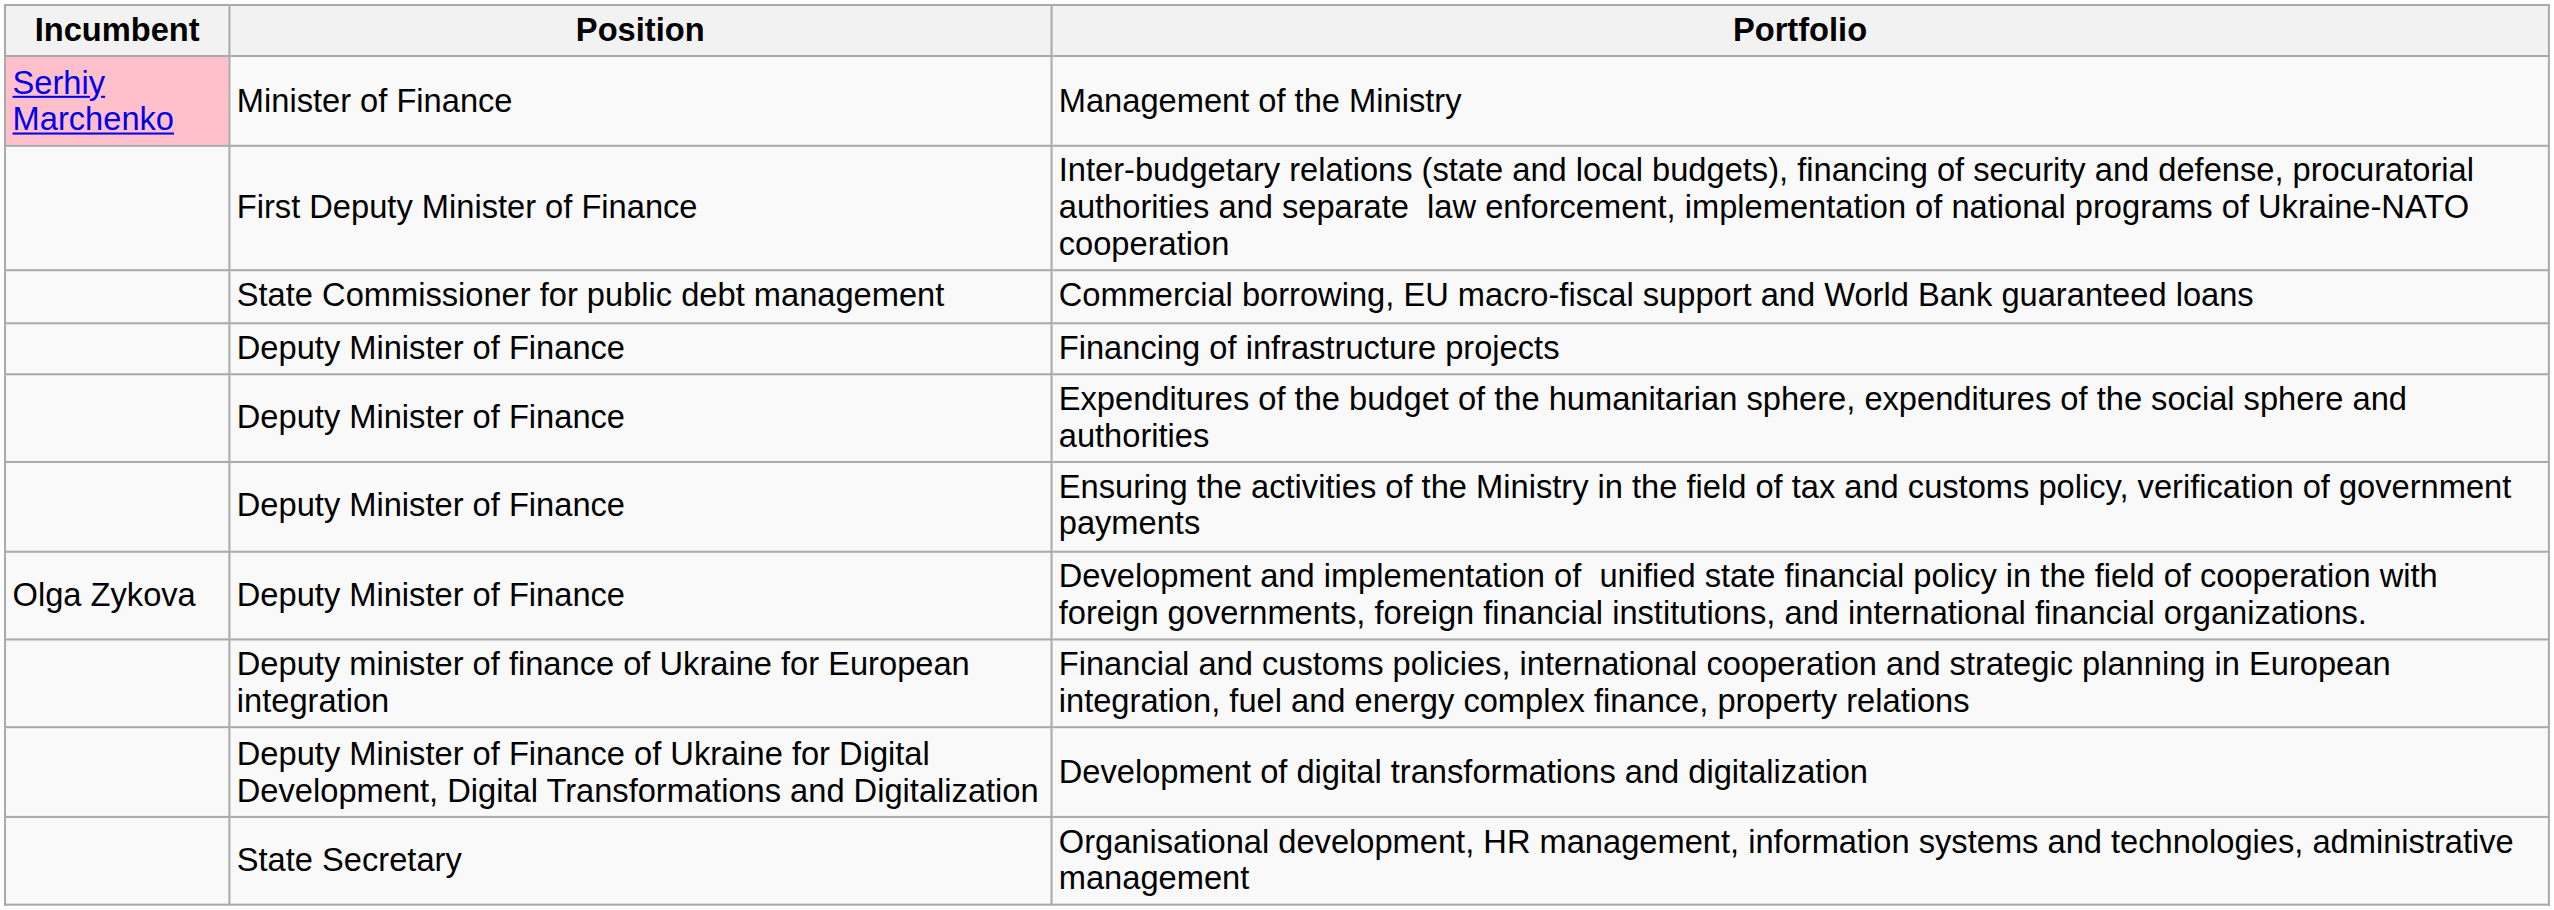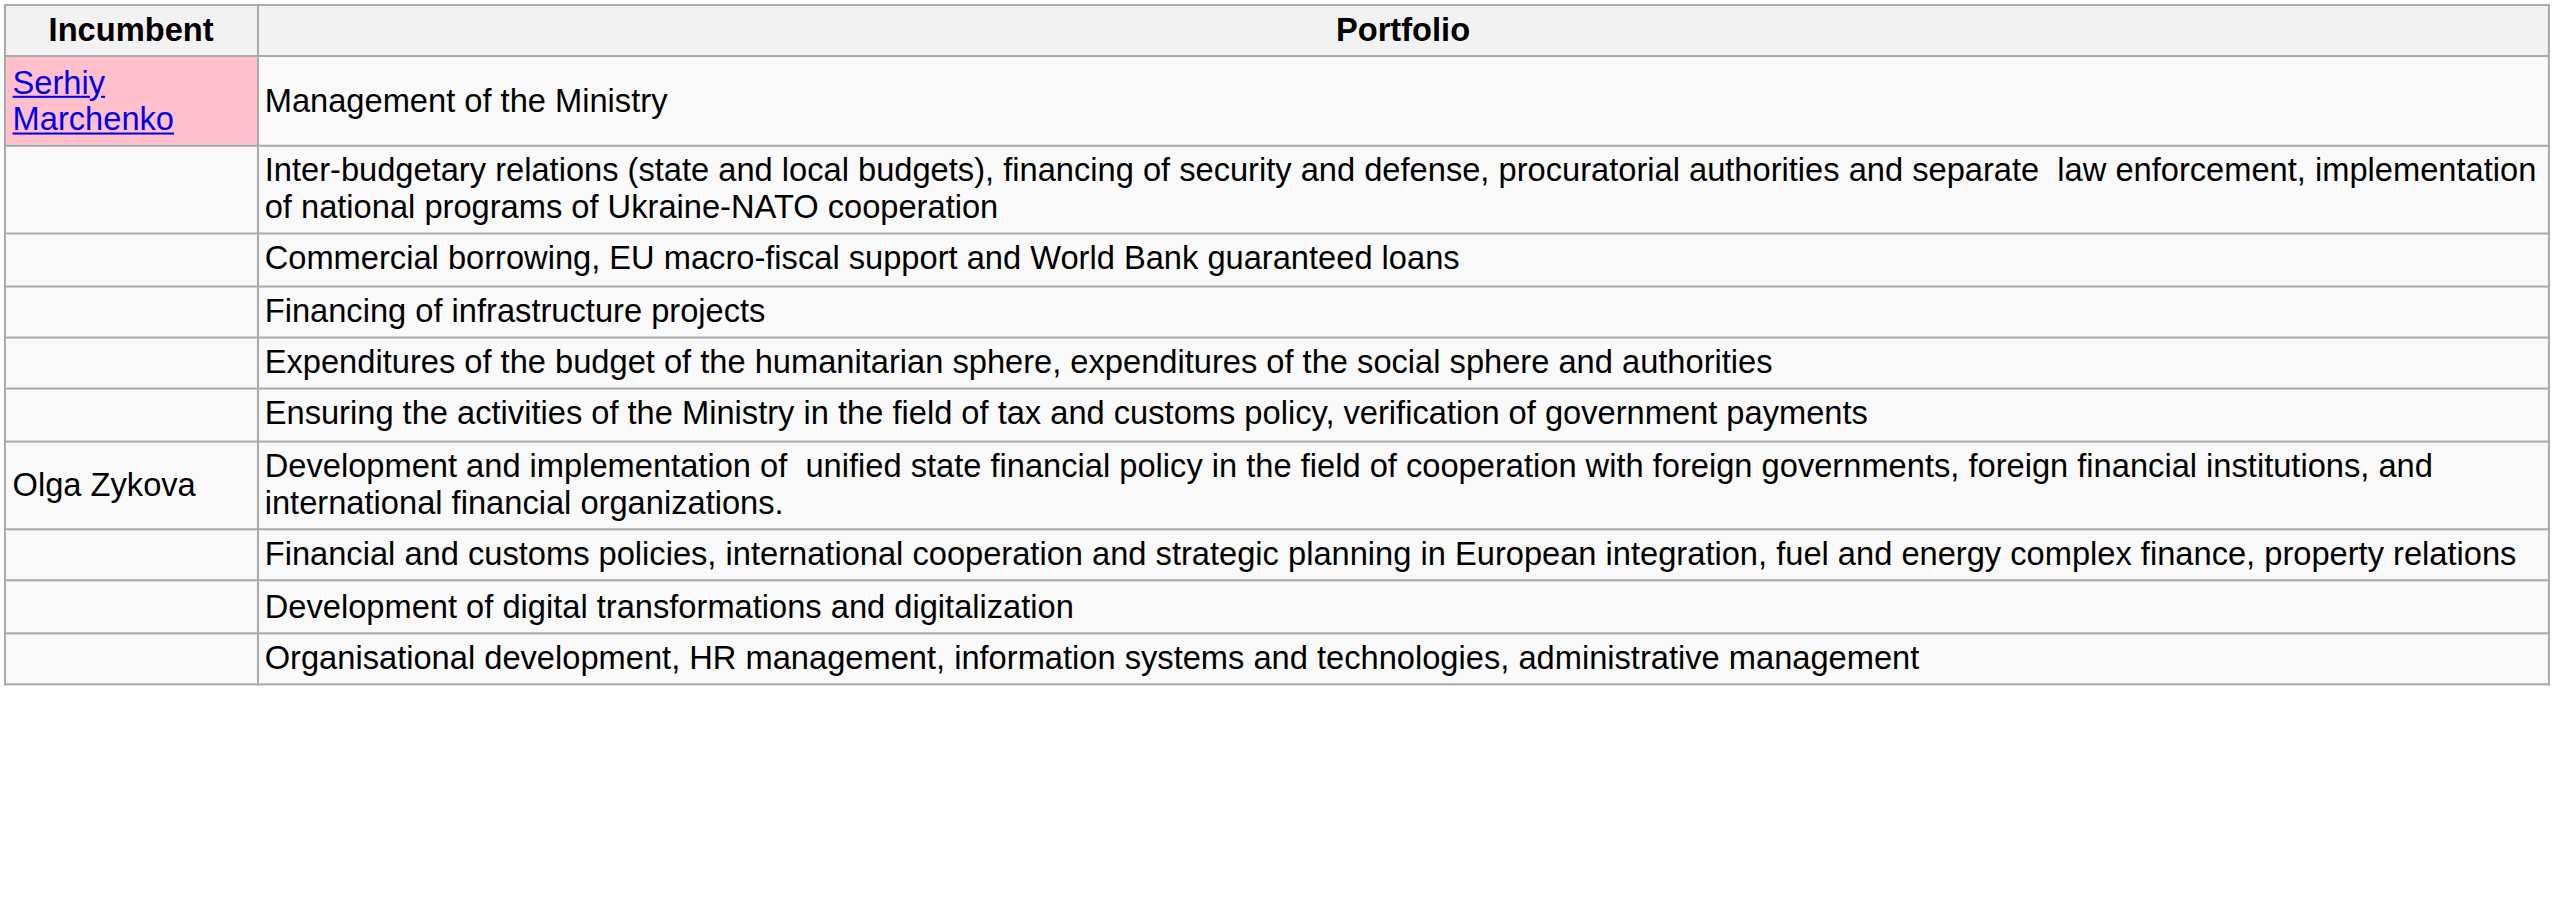- column: (640, 30)
